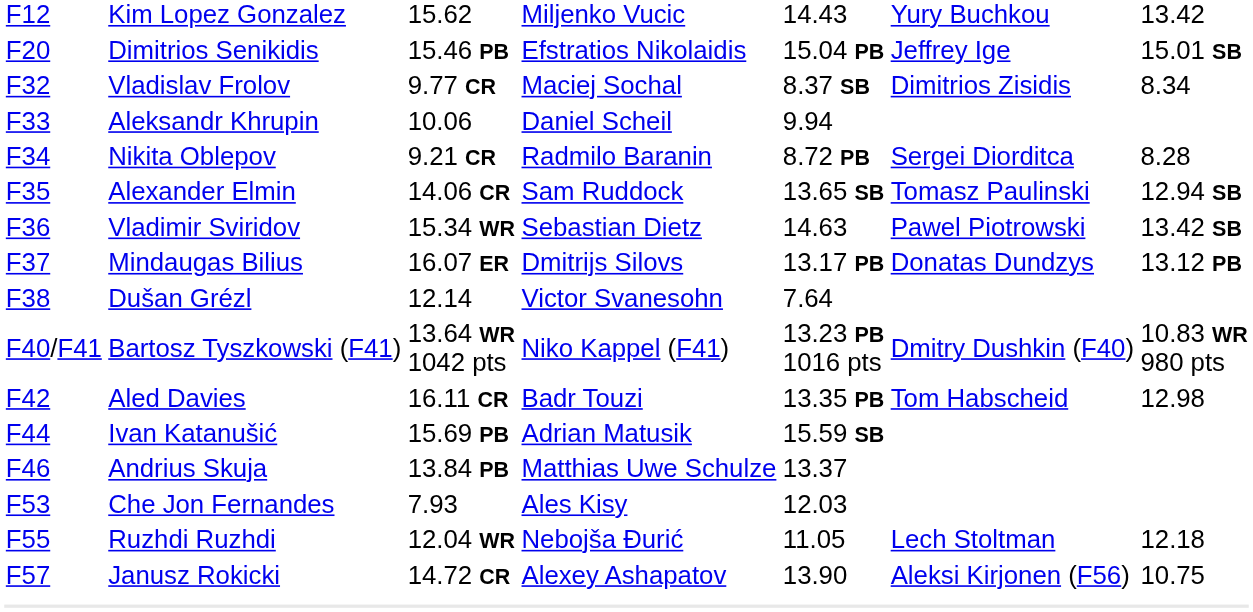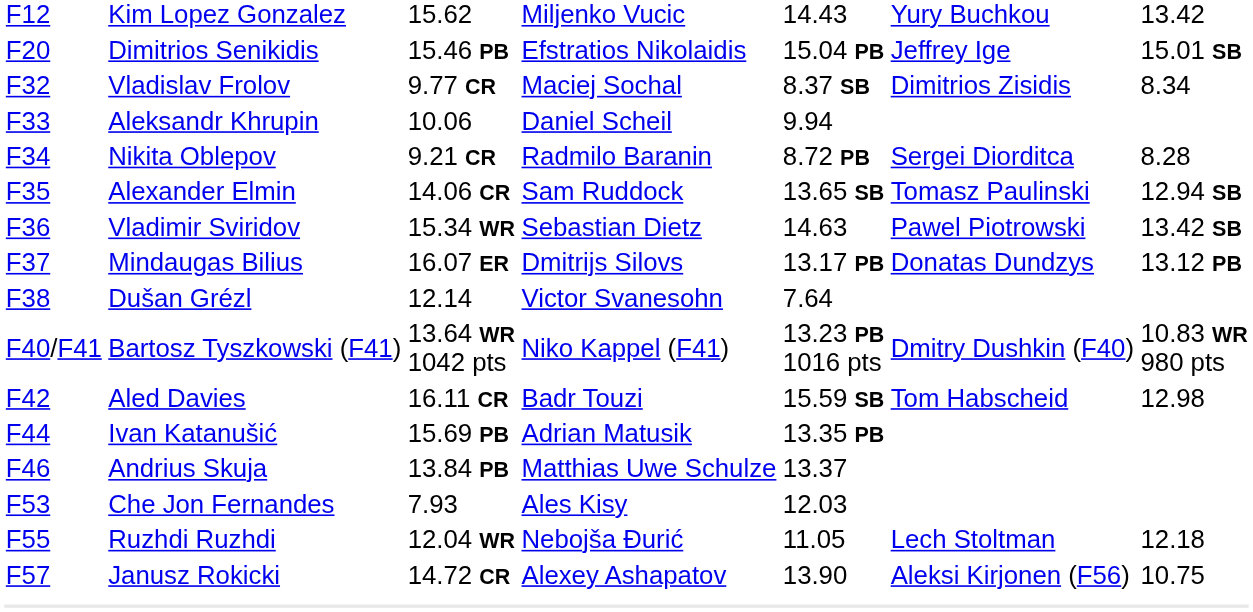(834, 398) 13.35 PB -> (834, 398) 15.59 SB
(834, 433) 15.59 SB -> (834, 433) 13.35 PB
